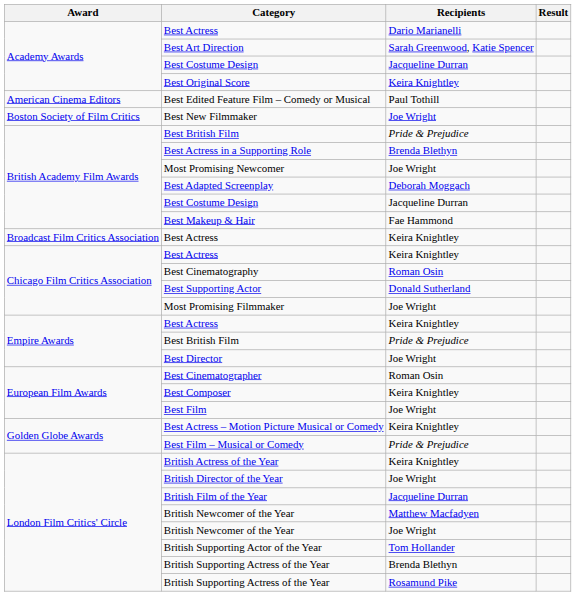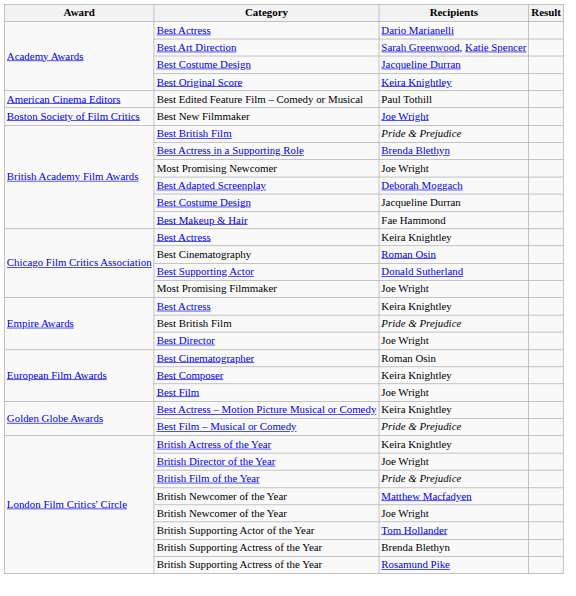- row: (83, 237)
(428, 496) Jacqueline Durran -> (421, 479) Pride & Prejudice
